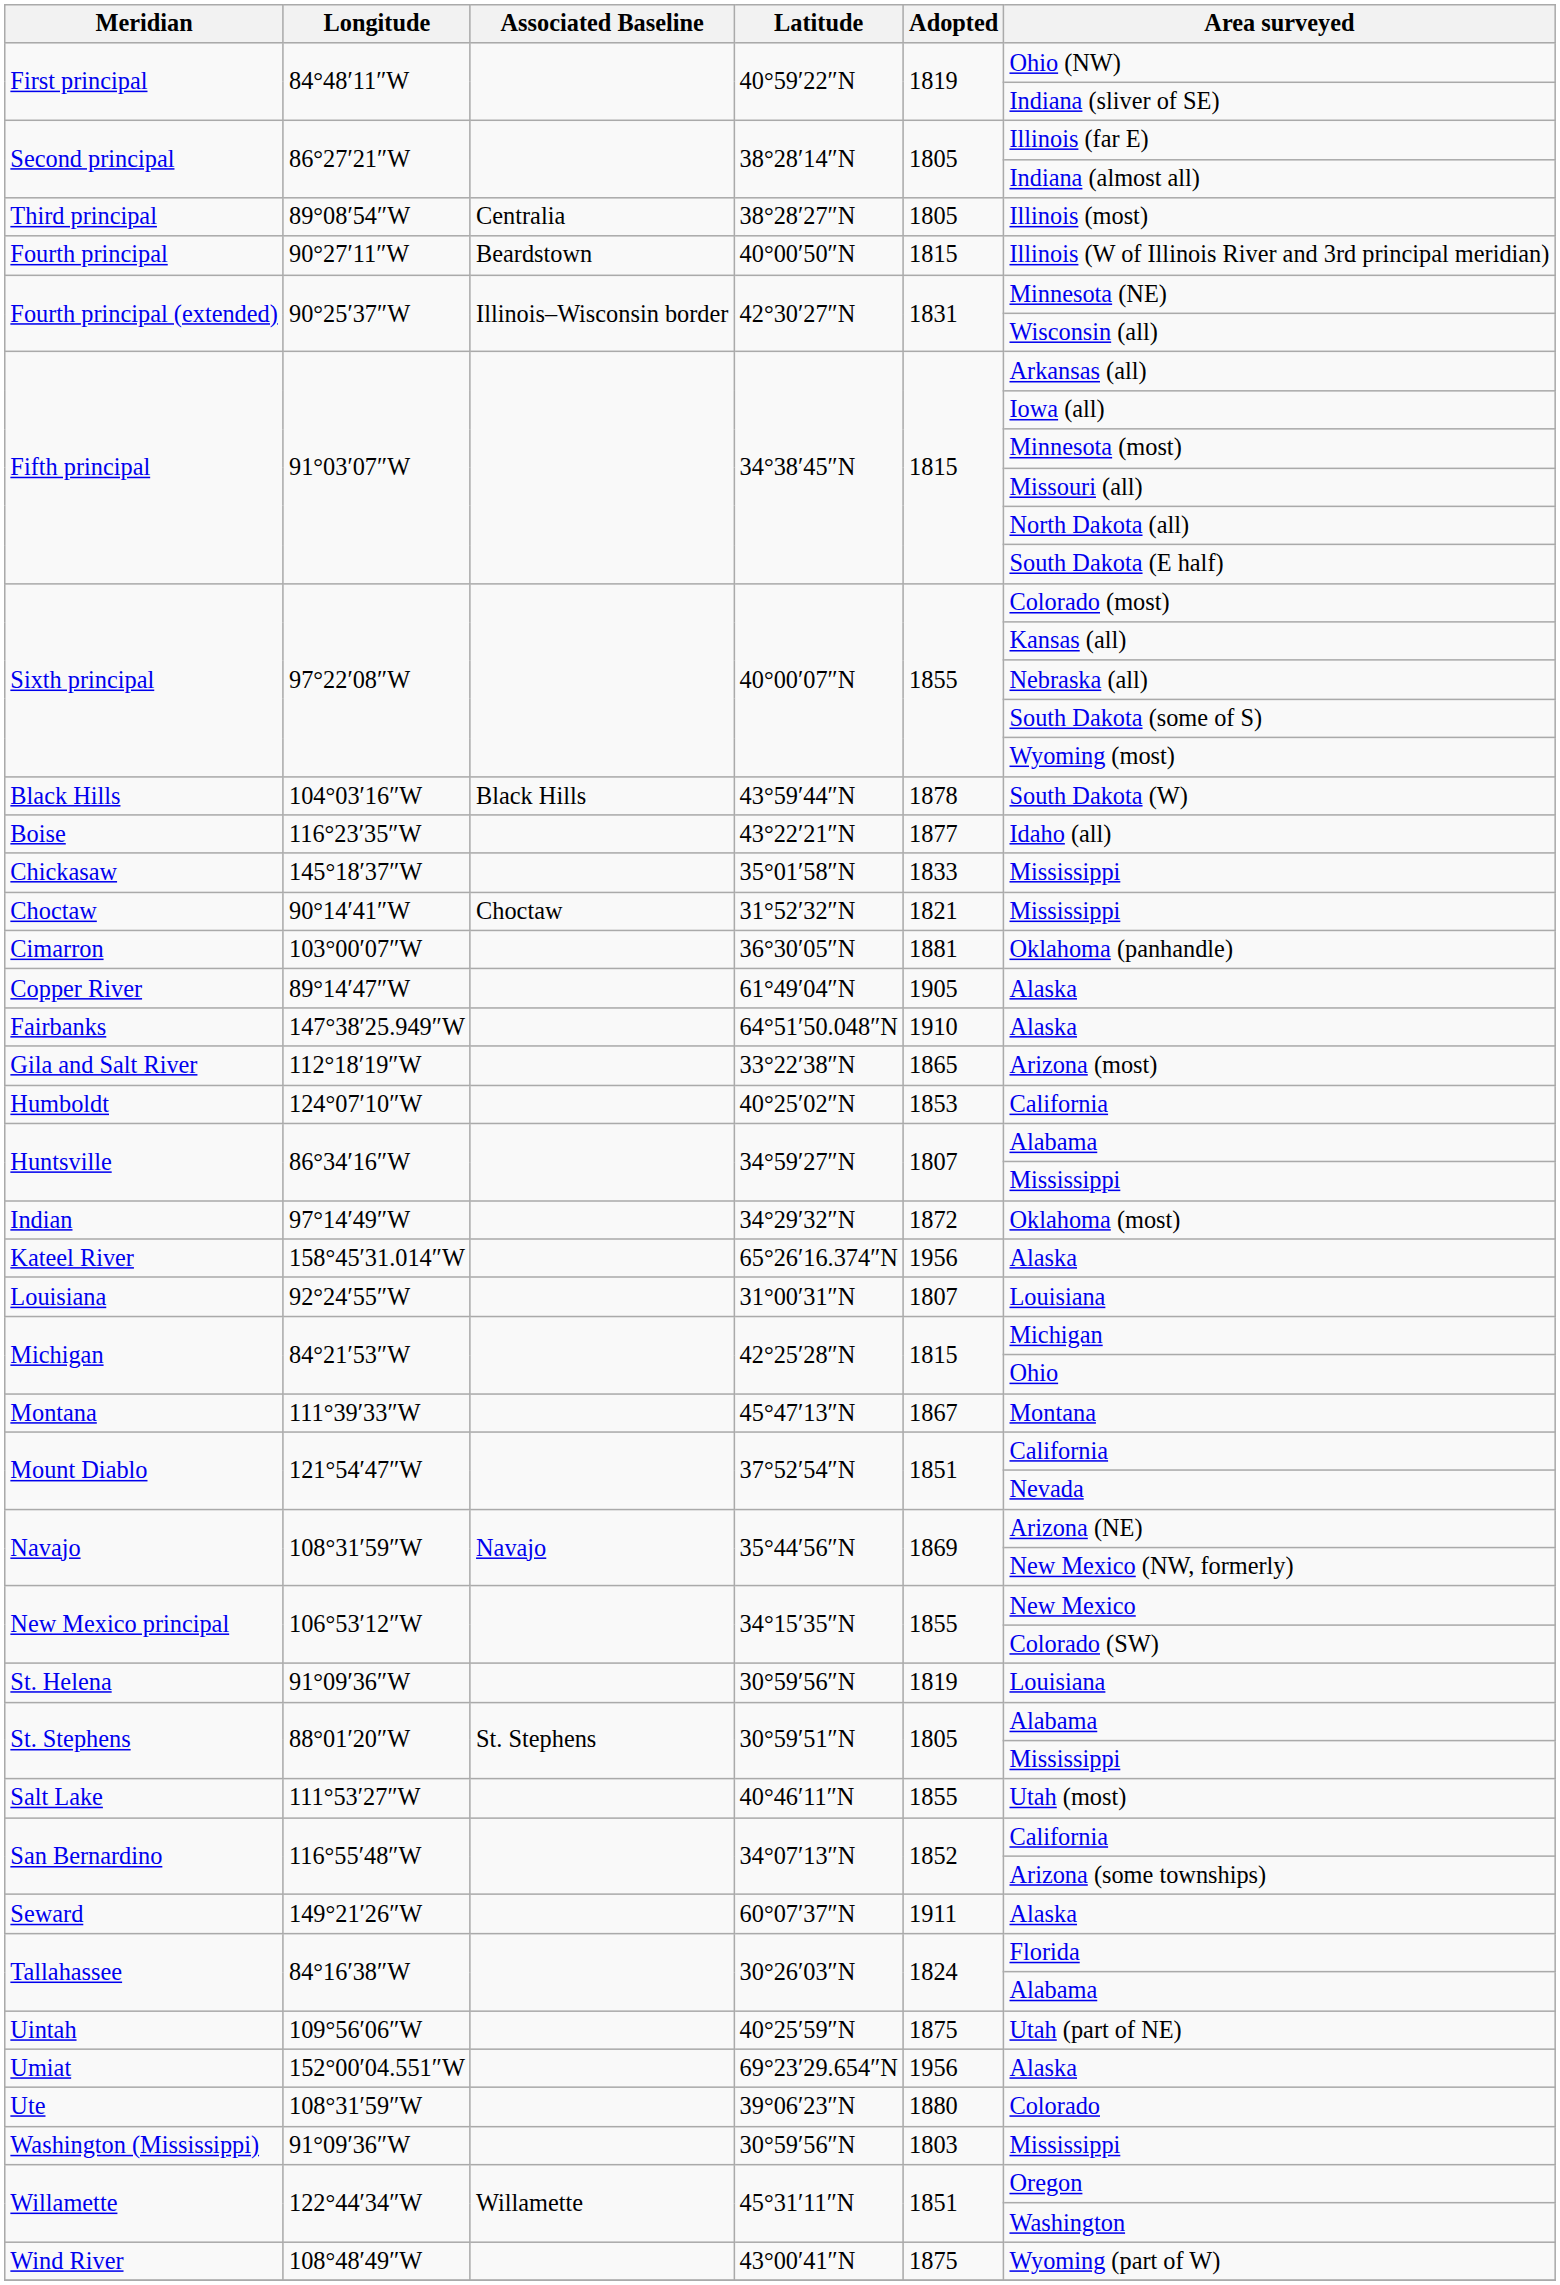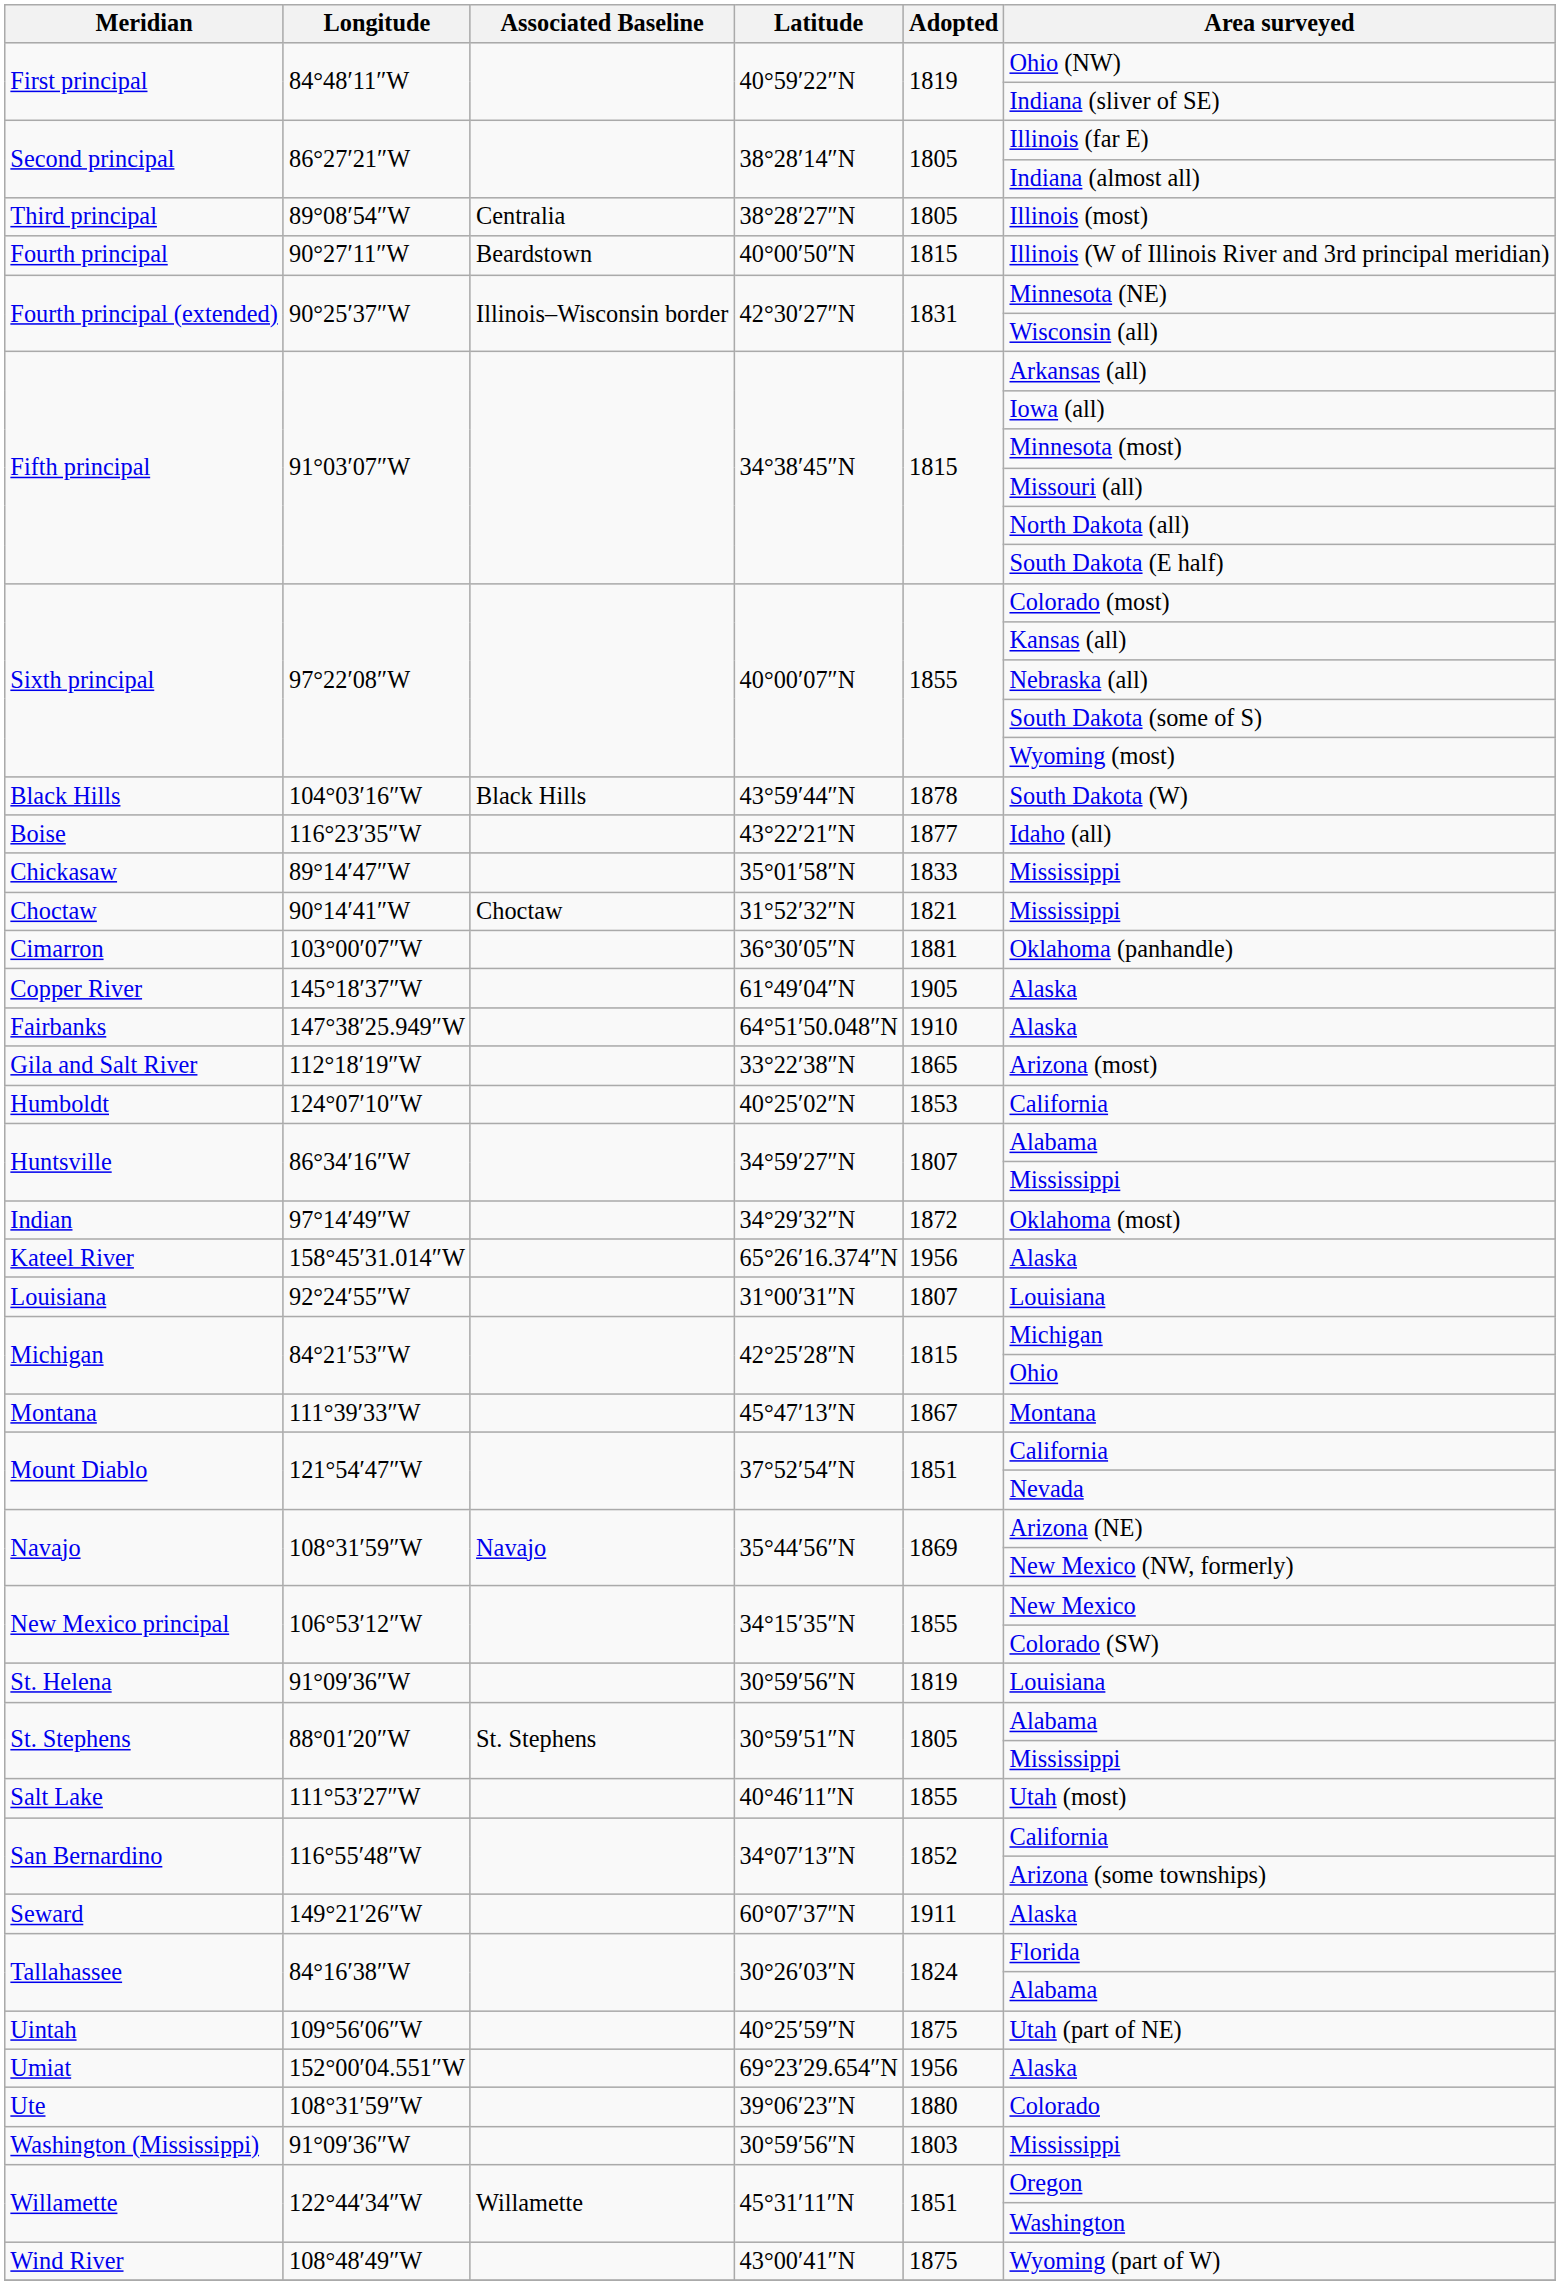(356, 872) 145°18′37″W -> (350, 872) 89°14′47″W
(350, 988) 89°14′47″W -> (356, 988) 145°18′37″W
